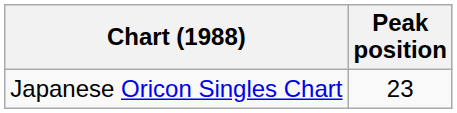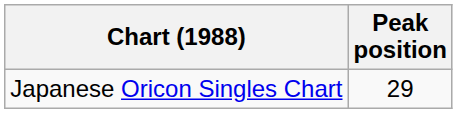(400, 88) 23 -> (400, 88) 29
